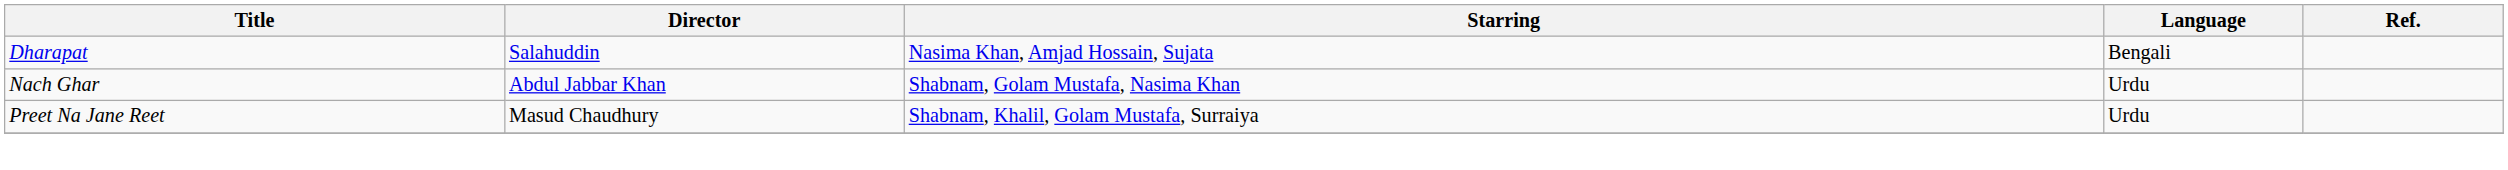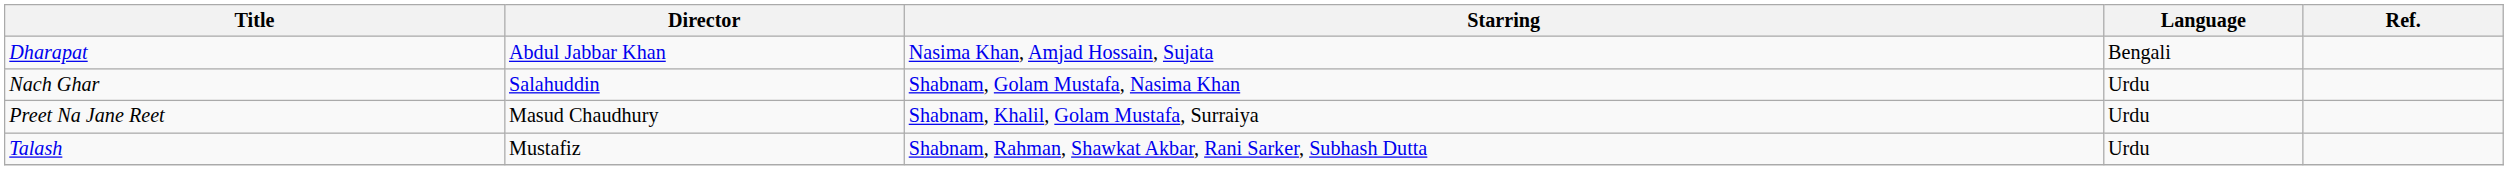(554, 52) Salahuddin -> (587, 52) Abdul Jabbar Khan
(587, 84) Abdul Jabbar Khan -> (554, 84) Salahuddin
+ row: (36, 148)
